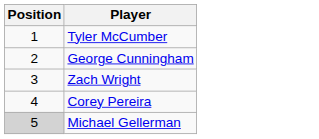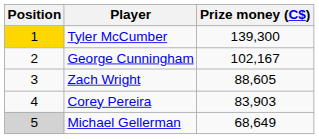+ column: (255, 15)
(34, 36) no background -> (34, 36) gold background
